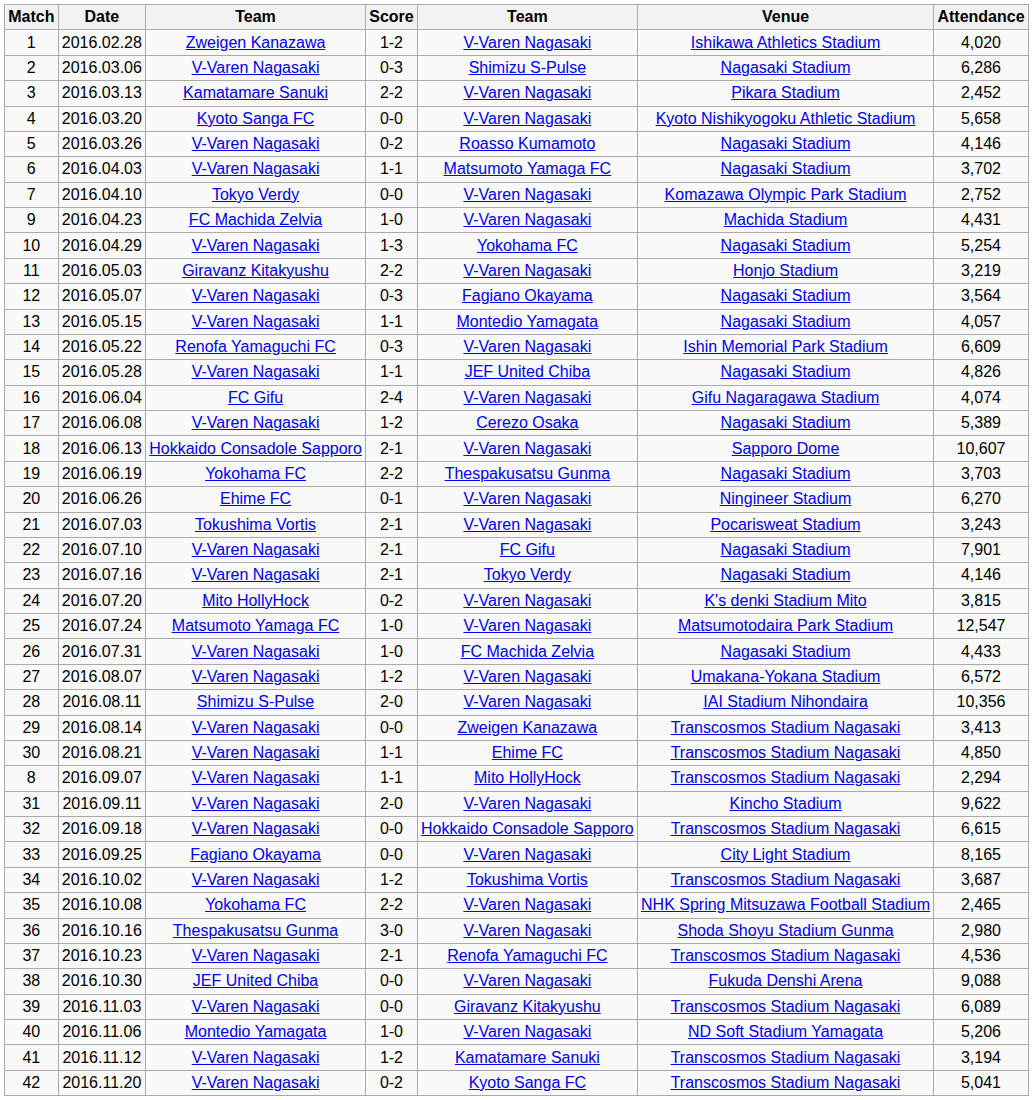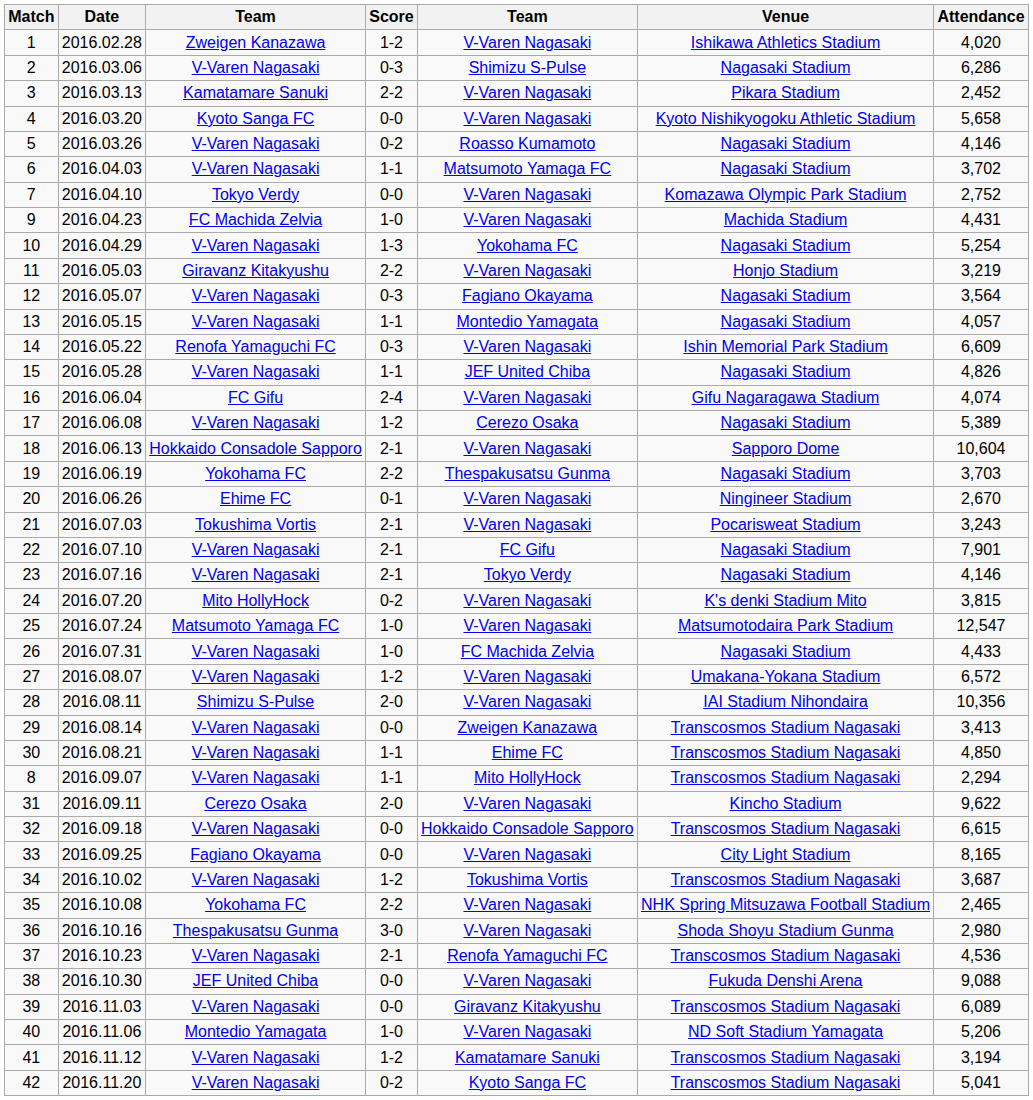(981, 448) 10,607 -> (981, 448) 10,604
(981, 499) 6,270 -> (981, 499) 2,670
(256, 803) V-Varen Nagasaki -> (256, 803) Cerezo Osaka
